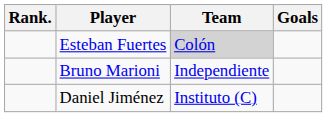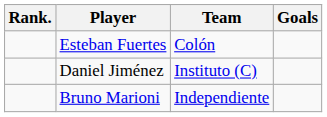(195, 44) lightgrey background -> (195, 44) no background
rows swapped: (110, 71) <-> (112, 97)
